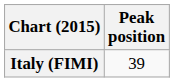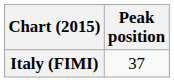(137, 63) 39 -> (137, 63) 37
